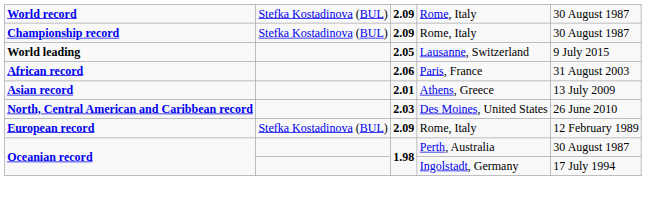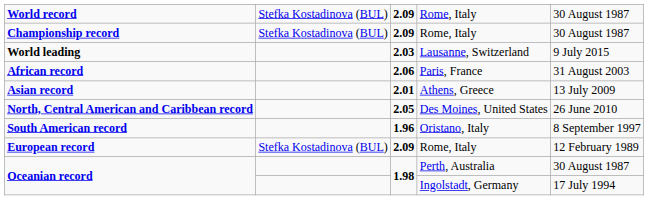(404, 52) 2.05 -> (404, 52) 2.03
(404, 109) 2.03 -> (404, 109) 2.05
+ row: (67, 128)
